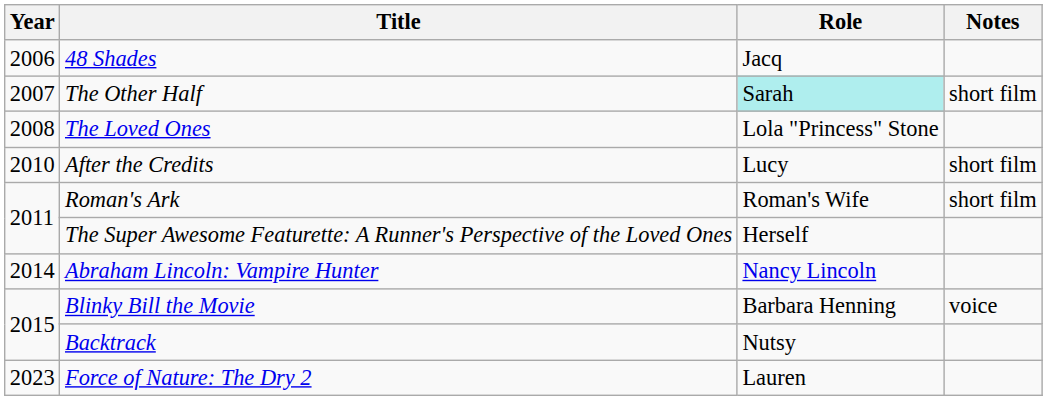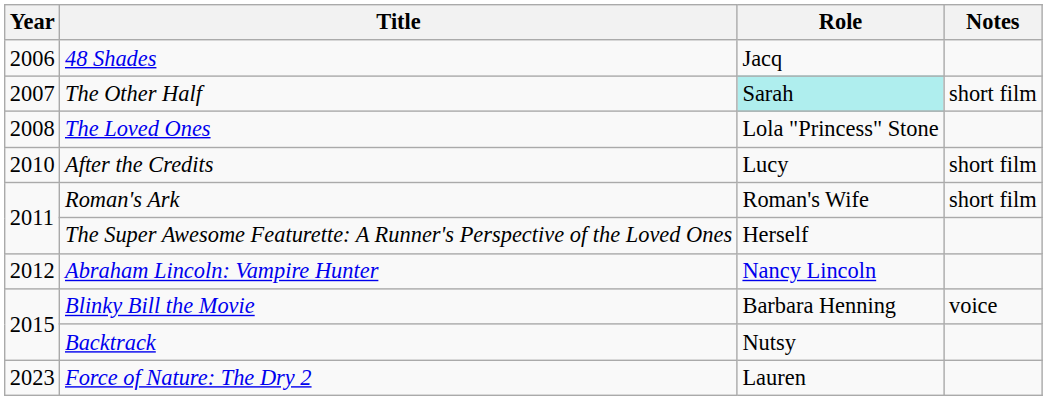(32, 270) 2014 -> (32, 270) 2012
